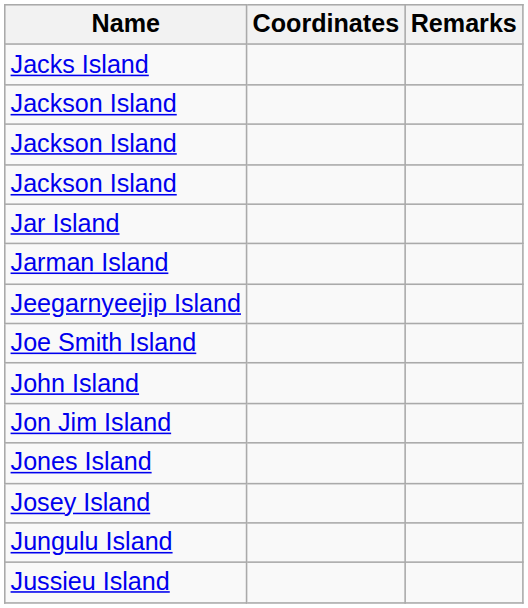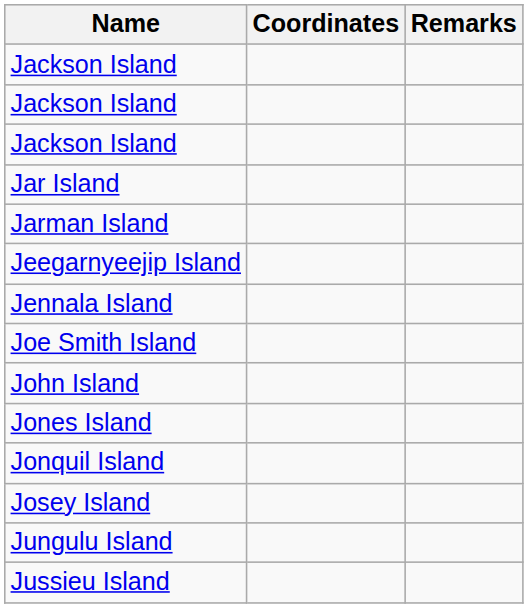- row: (80, 64)
+ row: (92, 303)
- row: (91, 422)
+ row: (87, 462)
